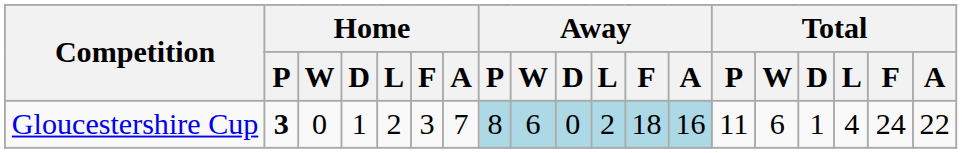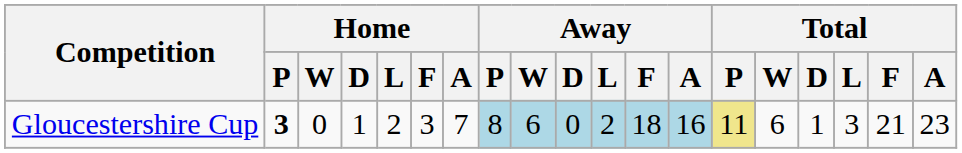(734, 123) no background -> (734, 123) khaki background
(852, 123) 4 -> (852, 123) 3
(891, 123) 24 -> (891, 123) 21
(935, 123) 22 -> (935, 123) 23
